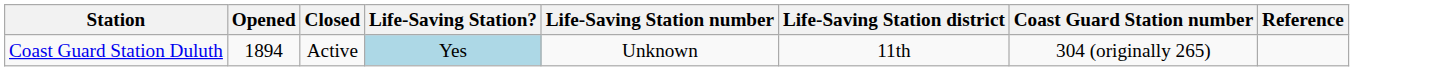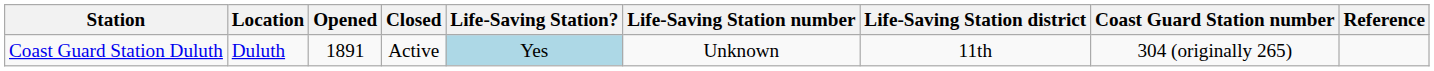+ column: (268, 19)
(264, 50) 1894 -> (345, 50) 1891
